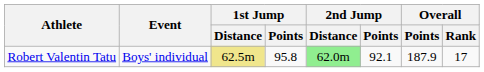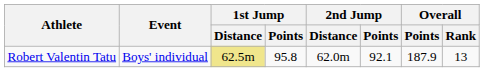(333, 56) lightgreen background -> (333, 56) no background
(461, 56) 17 -> (461, 56) 13
